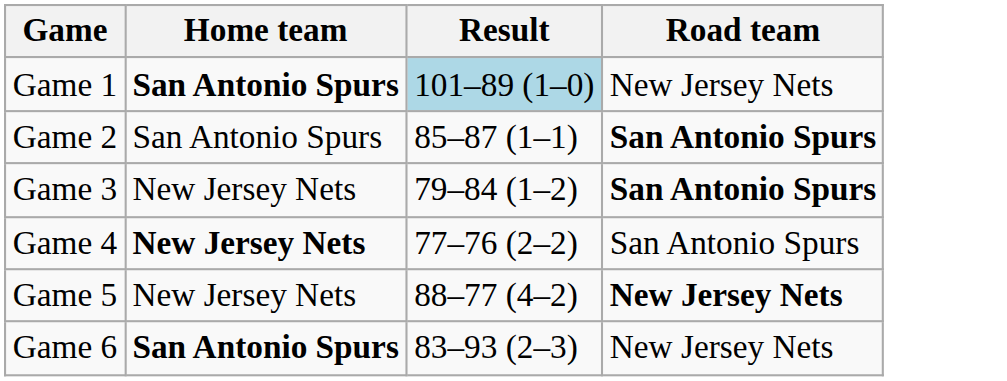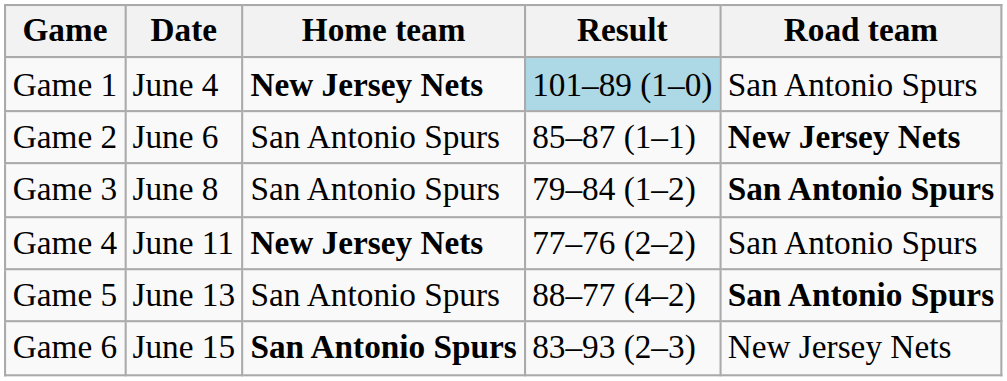+ column: (184, 30)
(266, 83) San Antonio Spurs -> (367, 83) New Jersey Nets
(722, 83) New Jersey Nets -> (853, 83) San Antonio Spurs
(743, 136) San Antonio Spurs -> (844, 136) New Jersey Nets
(244, 189) New Jersey Nets -> (375, 189) San Antonio Spurs
(244, 294) New Jersey Nets -> (375, 294) San Antonio Spurs
(726, 294) New Jersey Nets -> (861, 294) San Antonio Spurs
